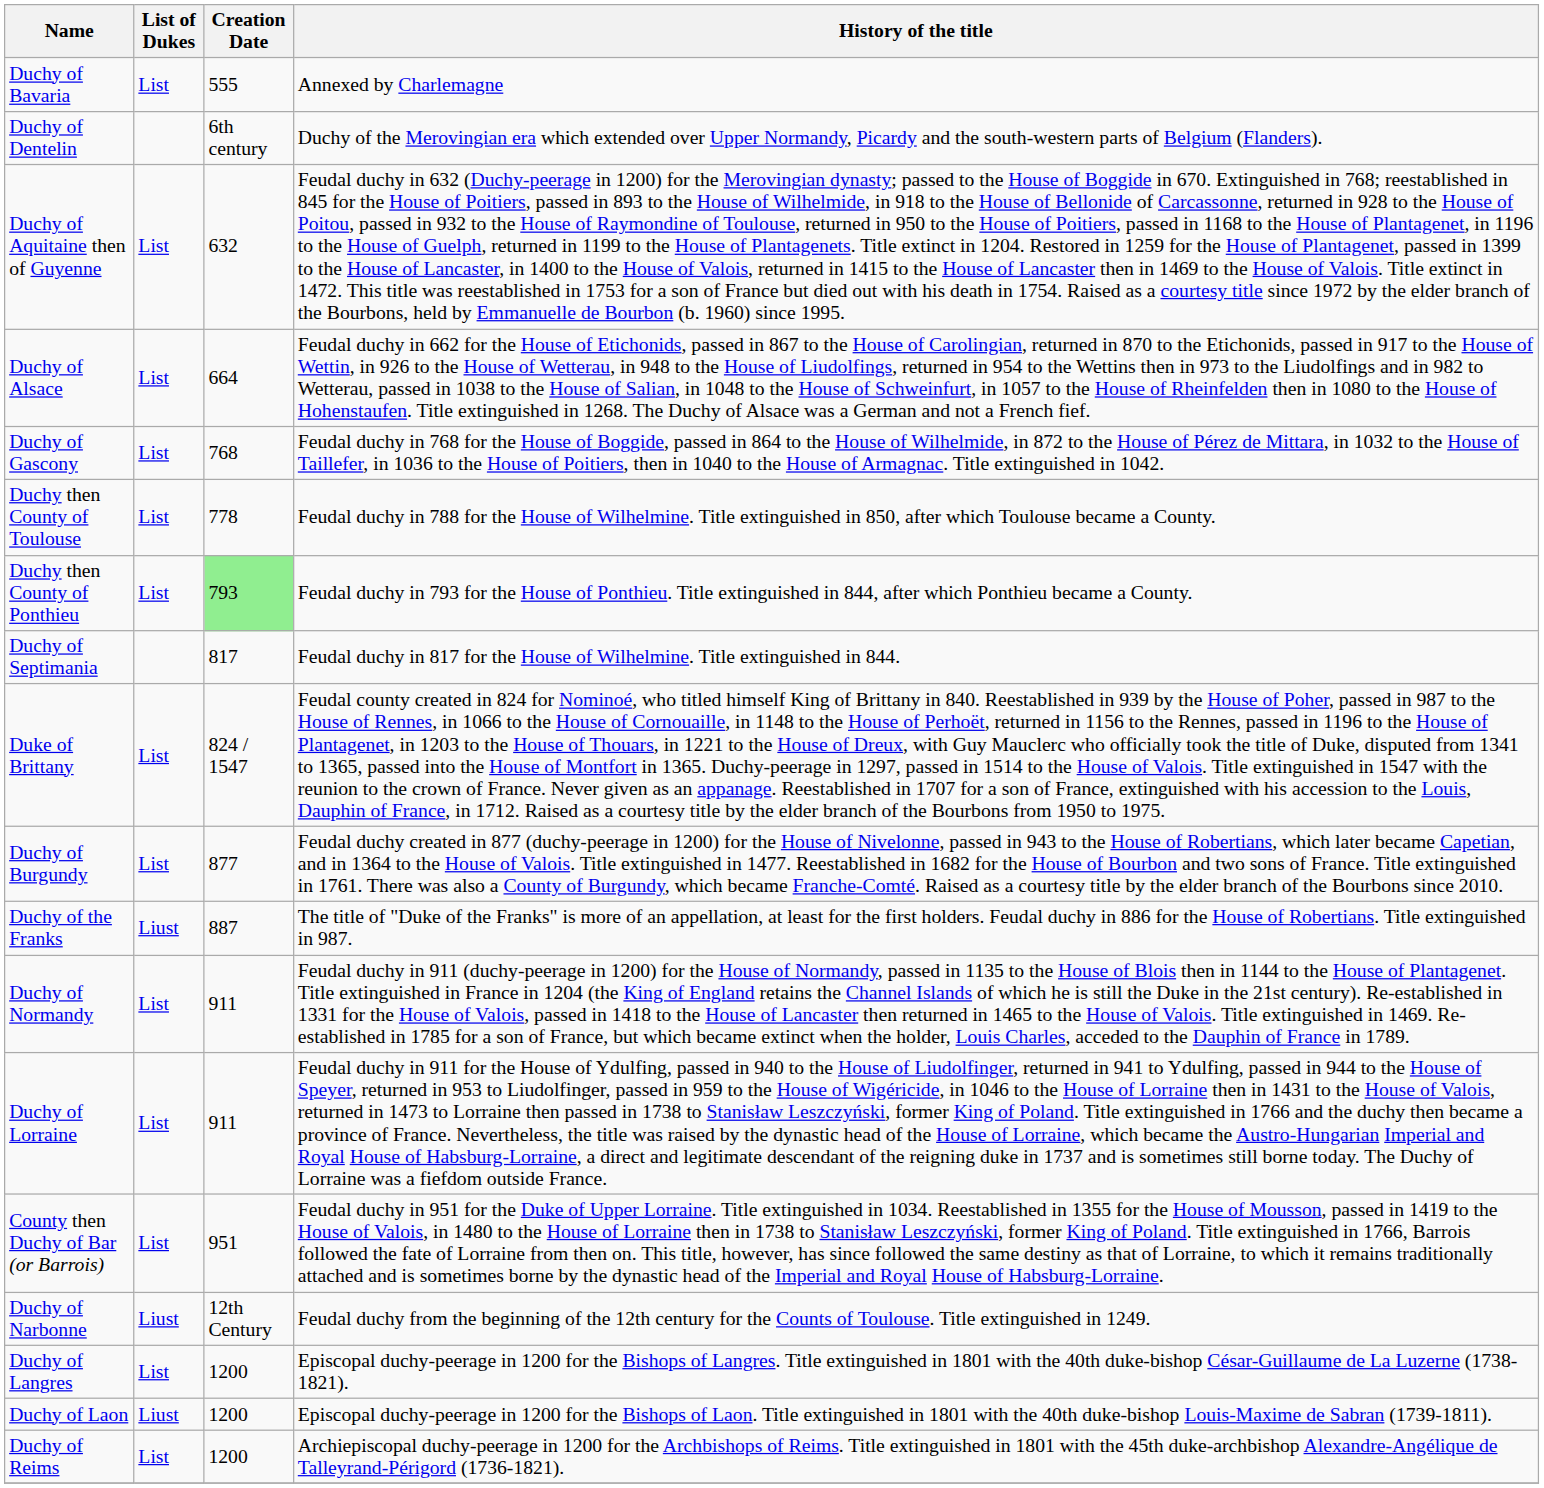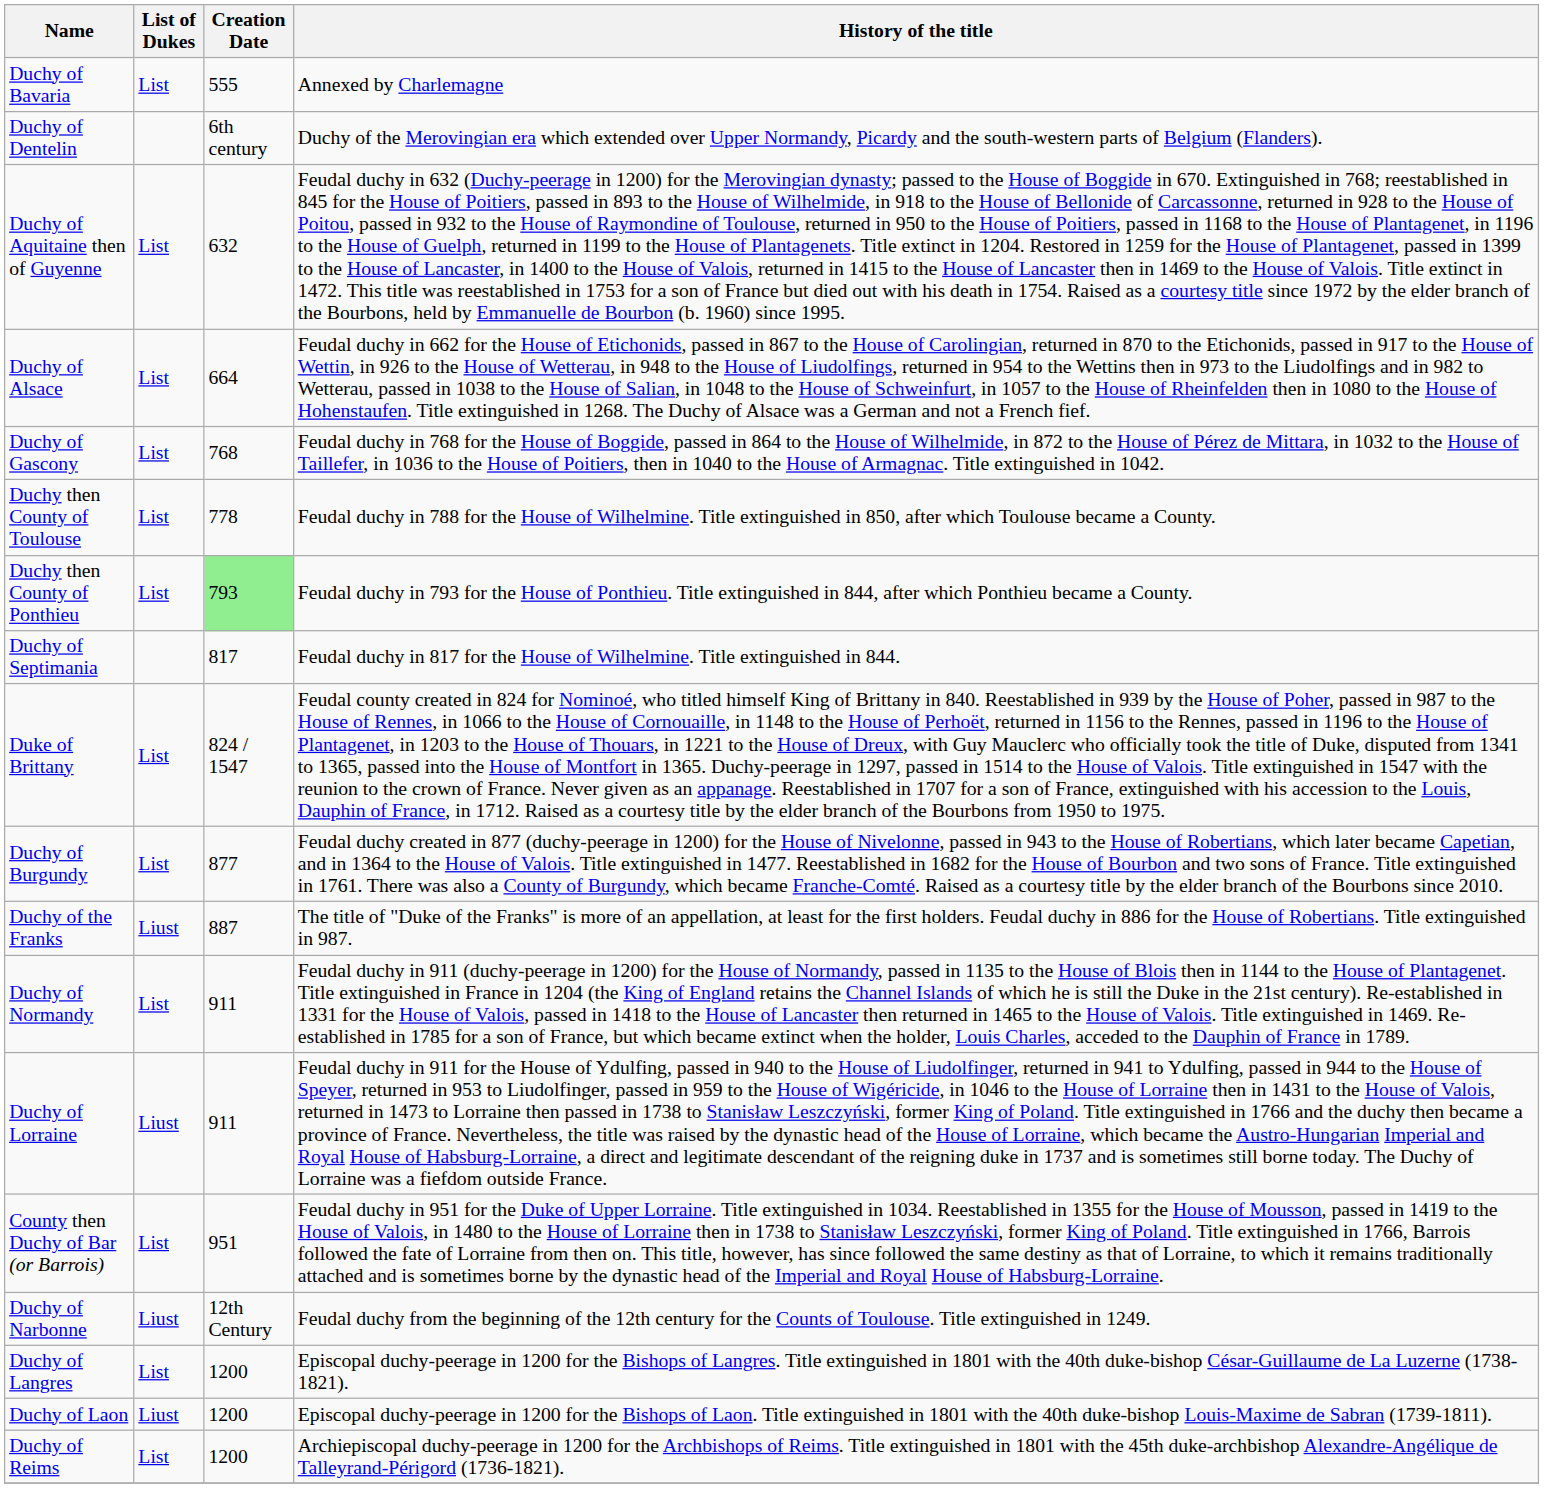(154, 1123) List -> (159, 1123) Liust
